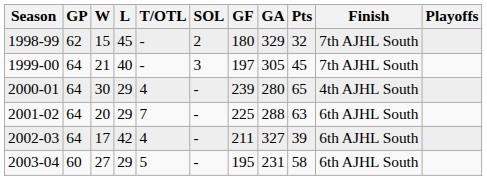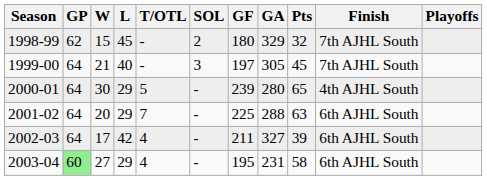(143, 89) 4 -> (143, 89) 5
(74, 162) no background -> (74, 162) lightgreen background
(143, 162) 5 -> (143, 162) 4
